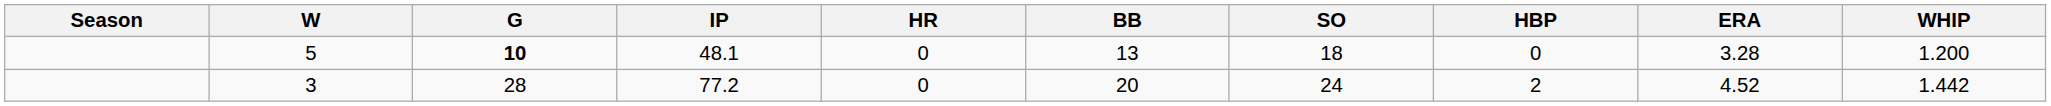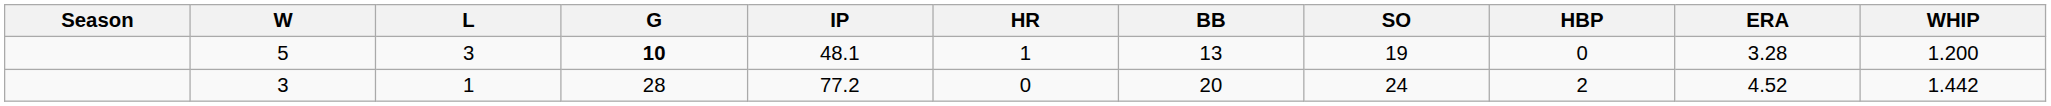+ column: (469, 20)
(923, 52) 0 -> (1025, 52) 1
(1331, 52) 18 -> (1396, 52) 19
